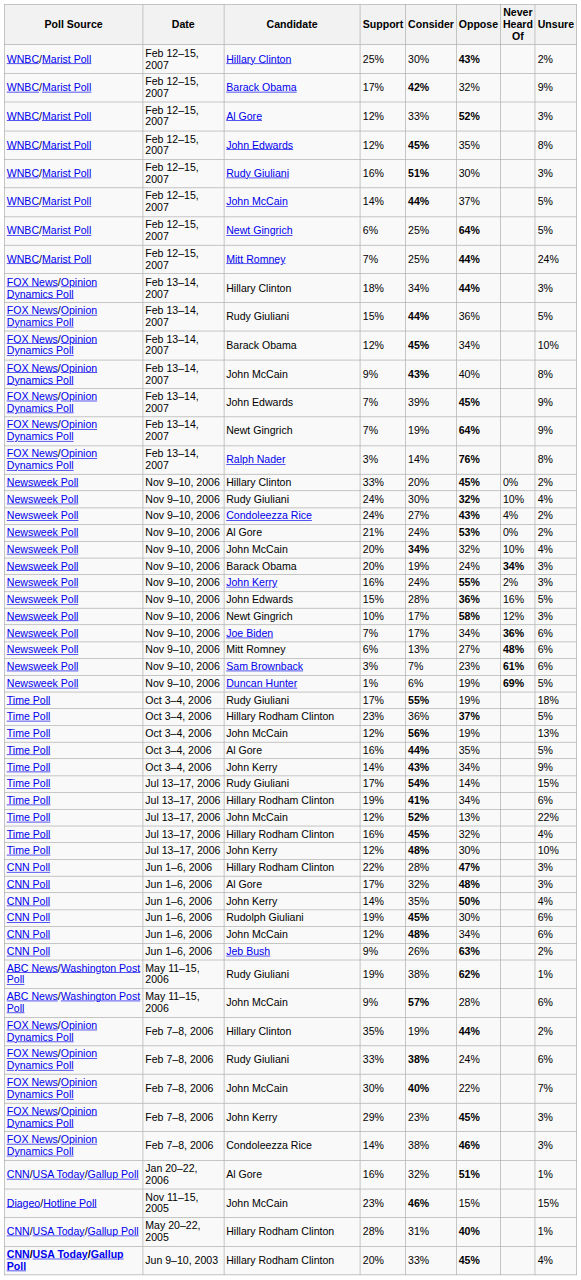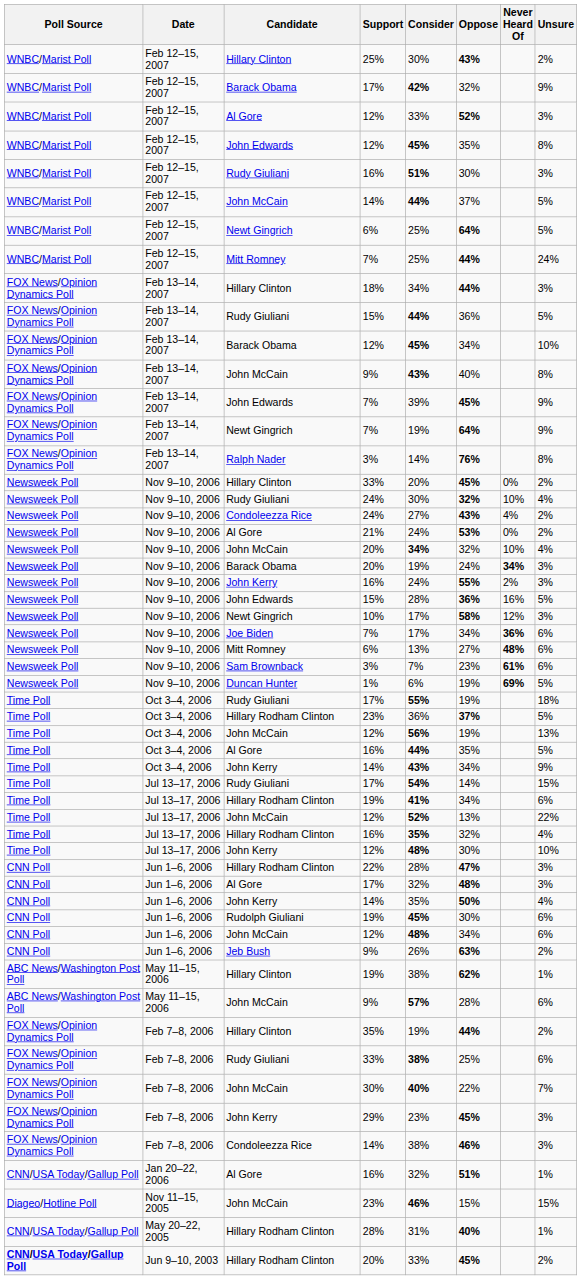(419, 834) 45% -> (419, 834) 35%
(258, 974) Rudy Giuliani -> (259, 974) Hillary Clinton
(469, 1060) 24% -> (469, 1060) 25%
(545, 1260) 4% -> (545, 1260) 2%
